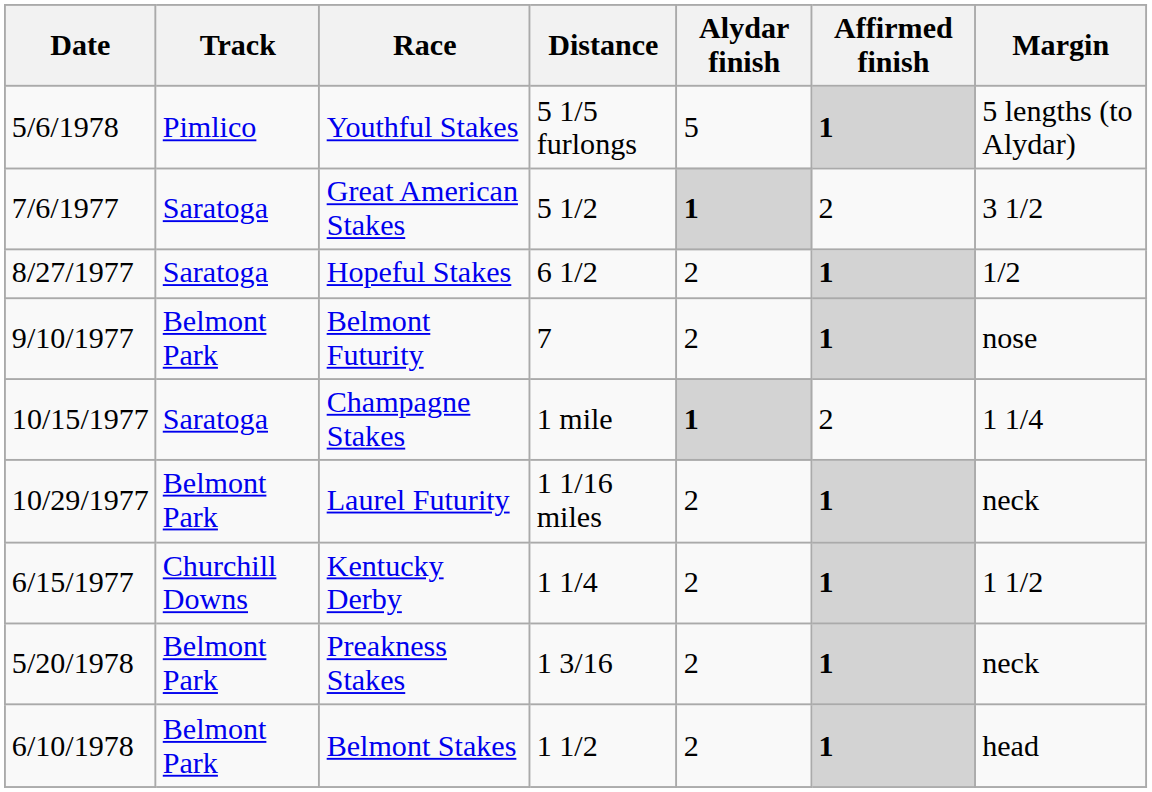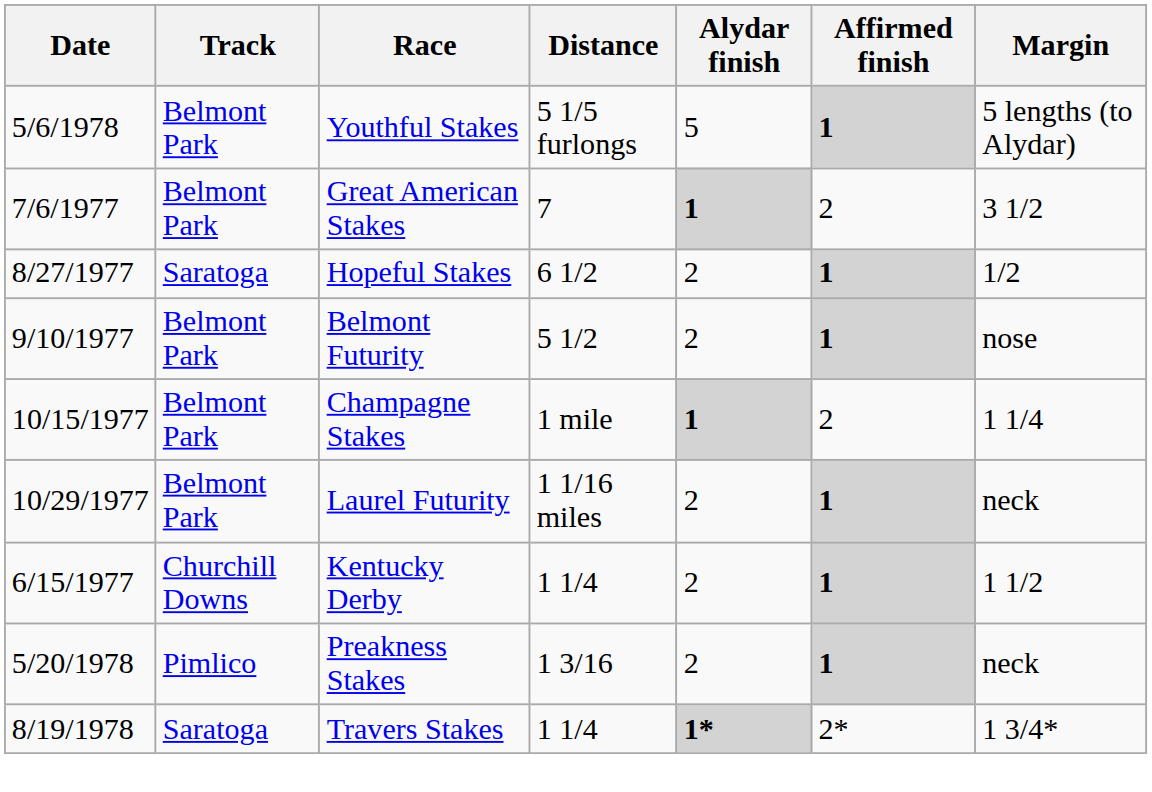(210, 126) Pimlico -> (215, 126) Belmont Park
(215, 208) Saratoga -> (215, 208) Belmont Park
(567, 208) 5 1/2 -> (544, 208) 7
(544, 337) 7 -> (567, 337) 5 1/2
(215, 419) Saratoga -> (215, 419) Belmont Park
(215, 663) Belmont Park -> (210, 663) Pimlico
- row: (422, 745)
+ row: (415, 728)
